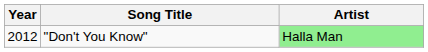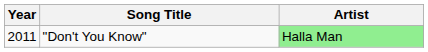(22, 36) 2012 -> (22, 36) 2011
